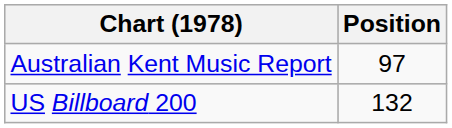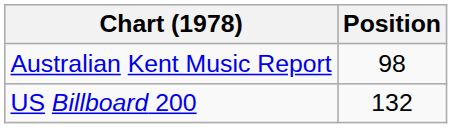(392, 63) 97 -> (392, 63) 98
